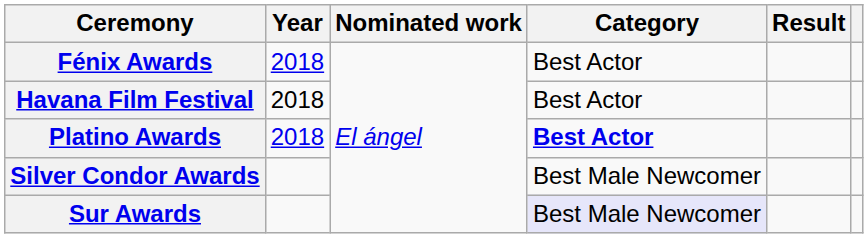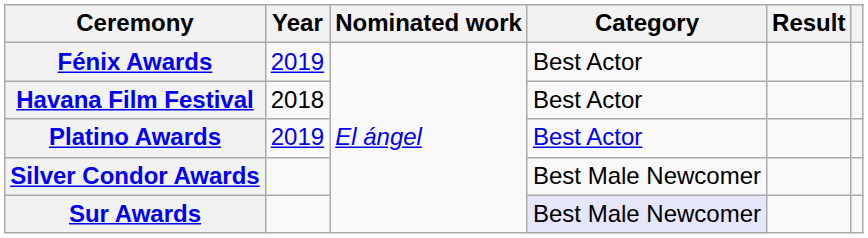(297, 61) 2018 -> (297, 61) 2019
(297, 137) 2018 -> (297, 137) 2019
(593, 137) bold -> (588, 137) normal
